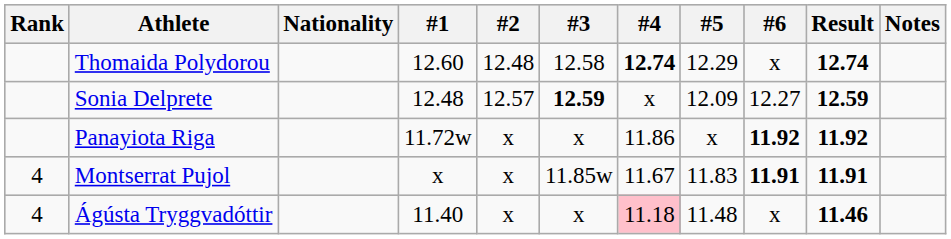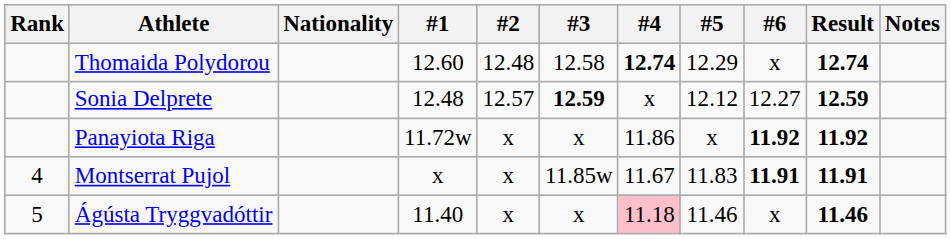(712, 99) 12.09 -> (712, 99) 12.12
(37, 213) 4 -> (37, 213) 5
(712, 213) 11.48 -> (712, 213) 11.46
